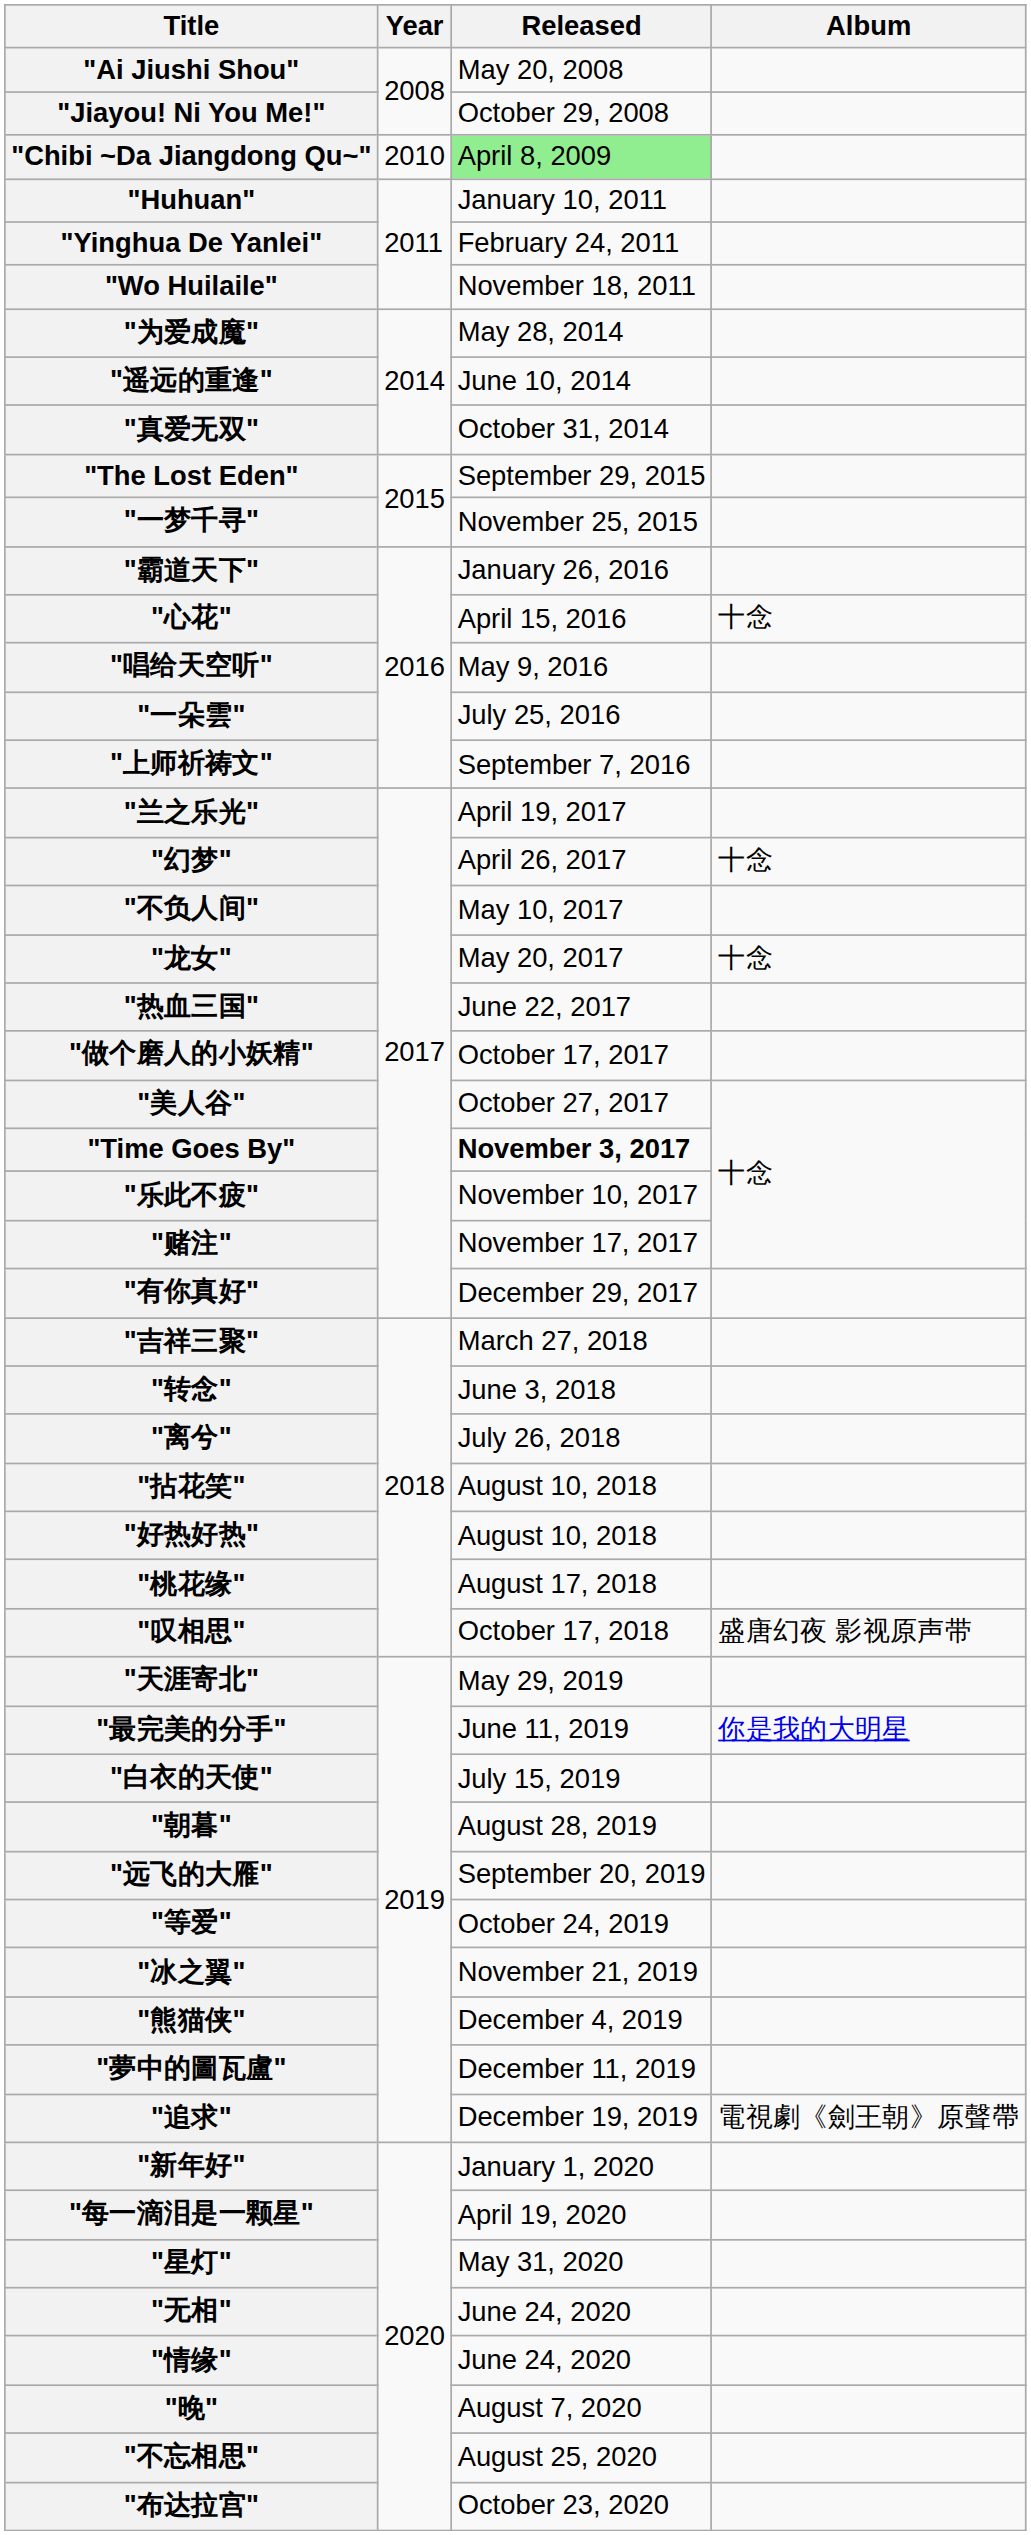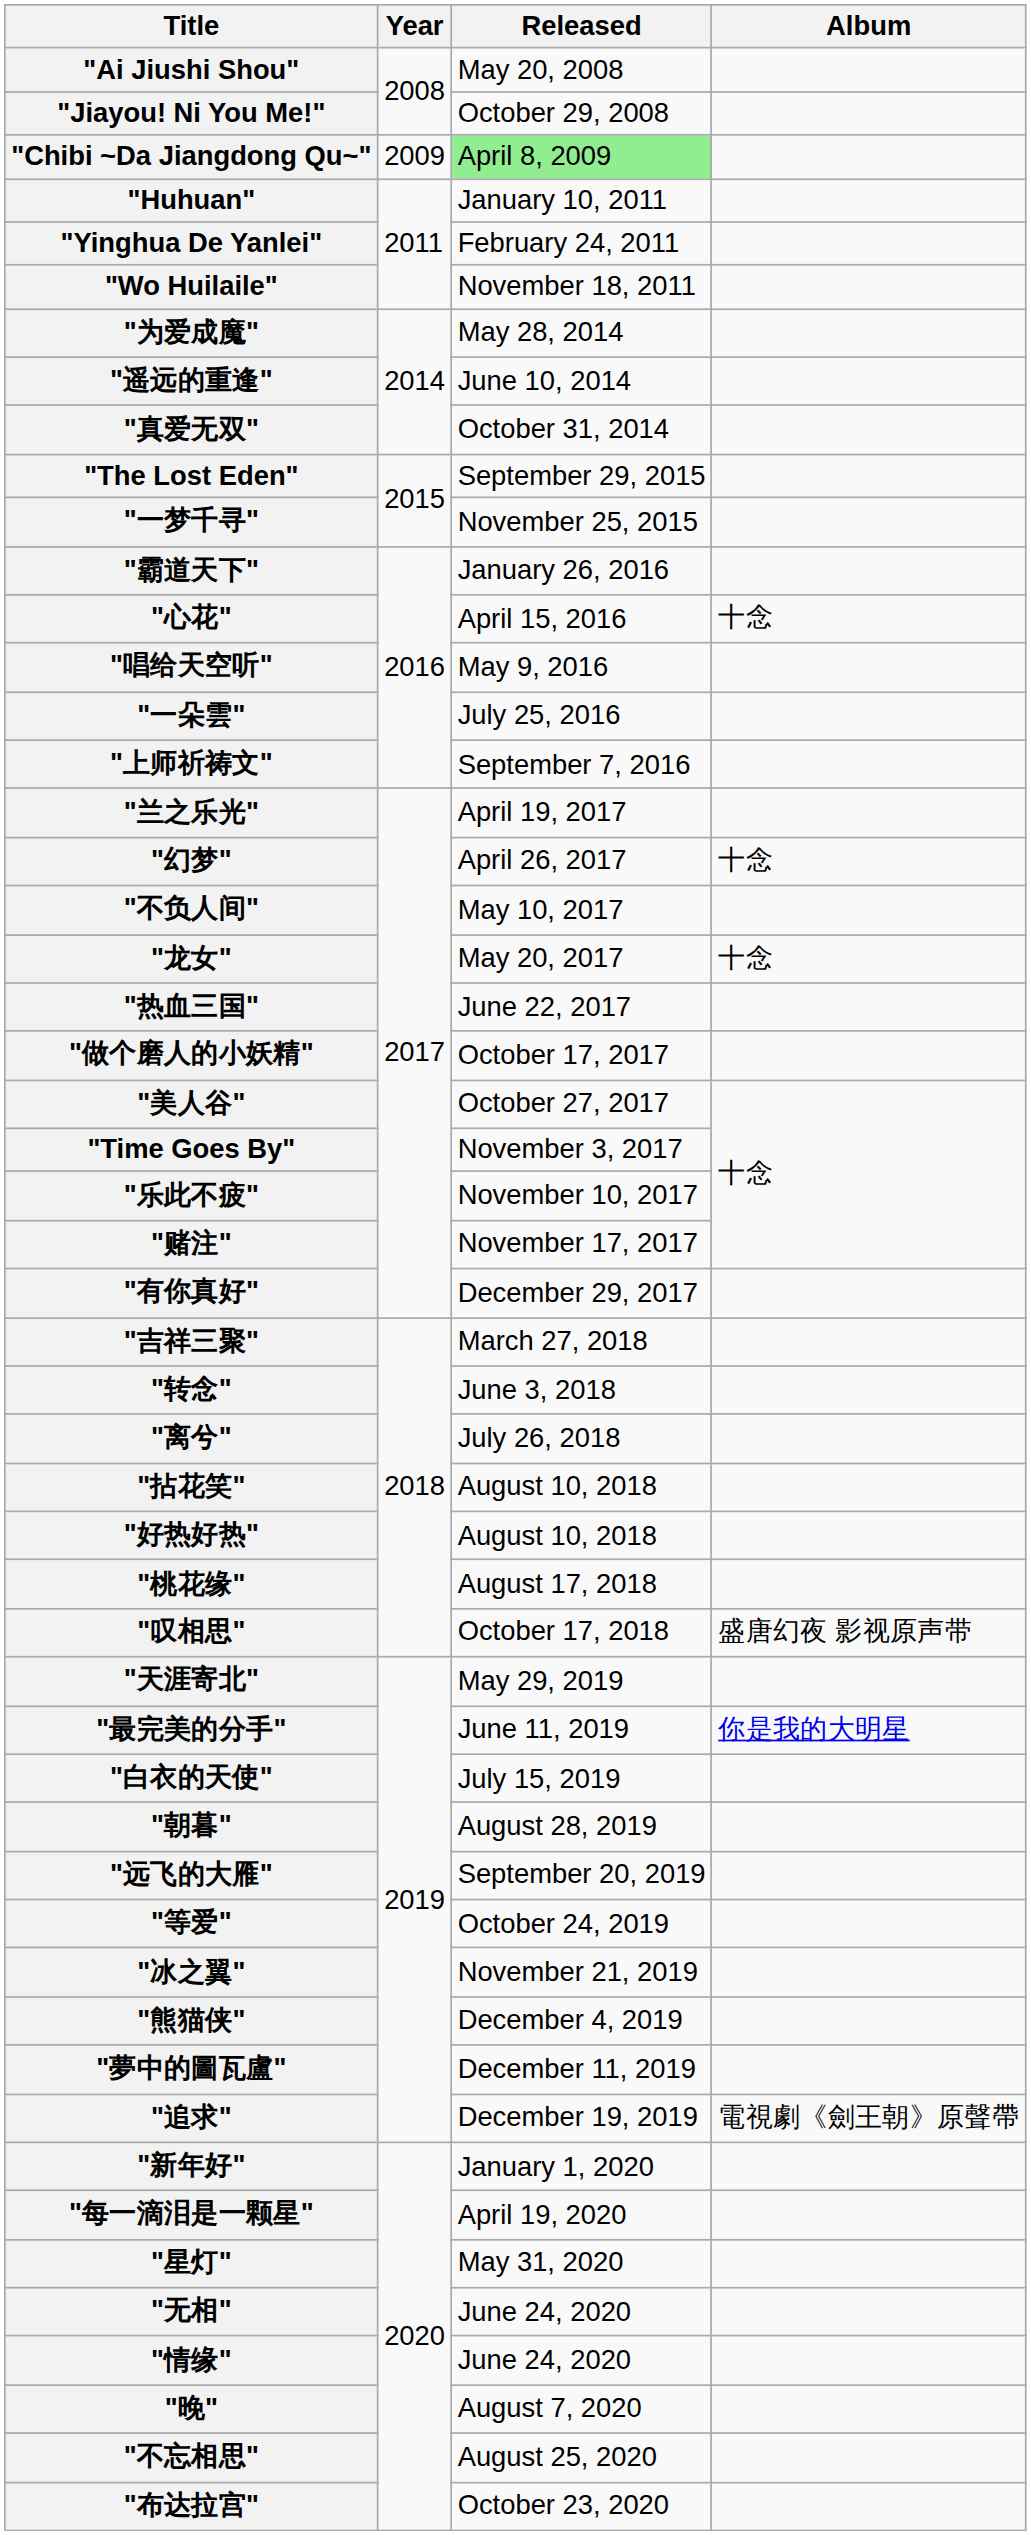(415, 156) 2010 -> (415, 156) 2009
(574, 1149) bold -> (570, 1149) normal
